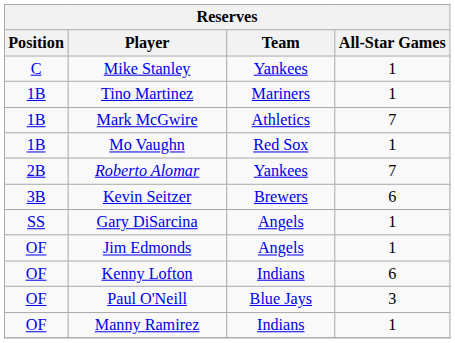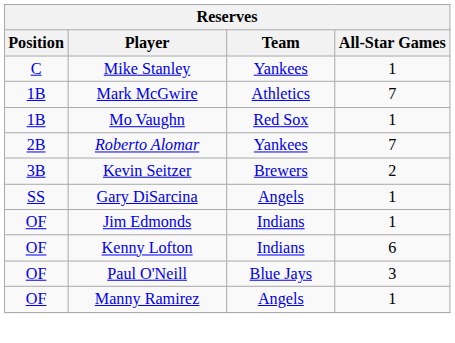- row: (147, 94)
(392, 196) 6 -> (392, 171) 2
(281, 247) Angels -> (281, 222) Indians
(281, 324) Indians -> (281, 299) Angels
